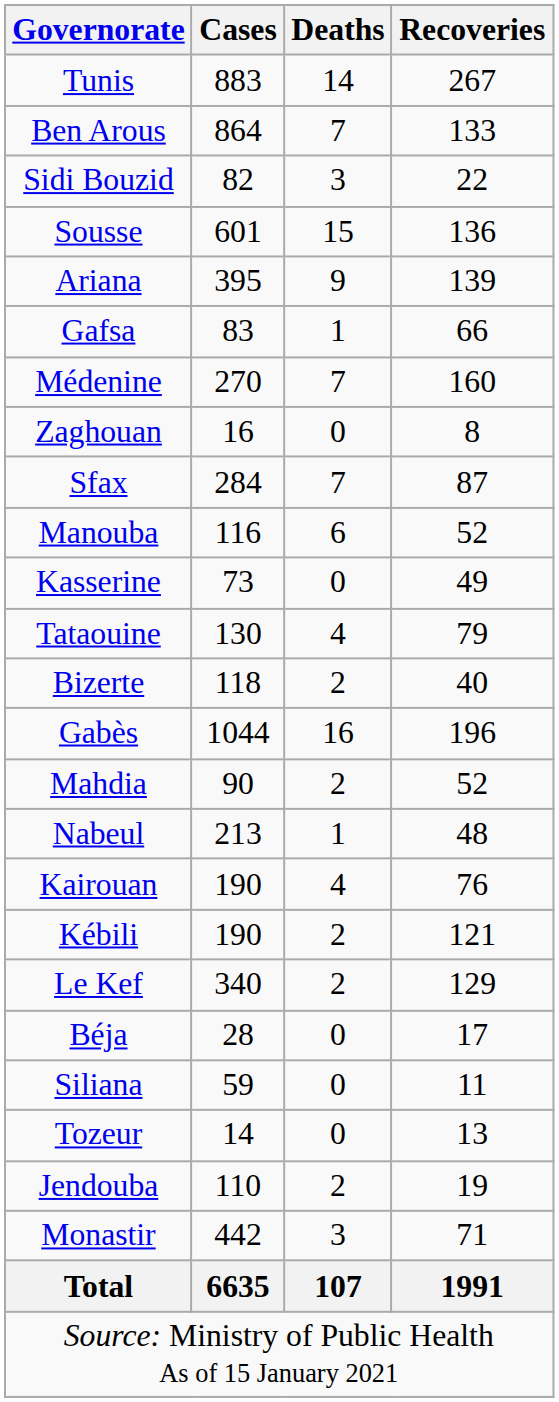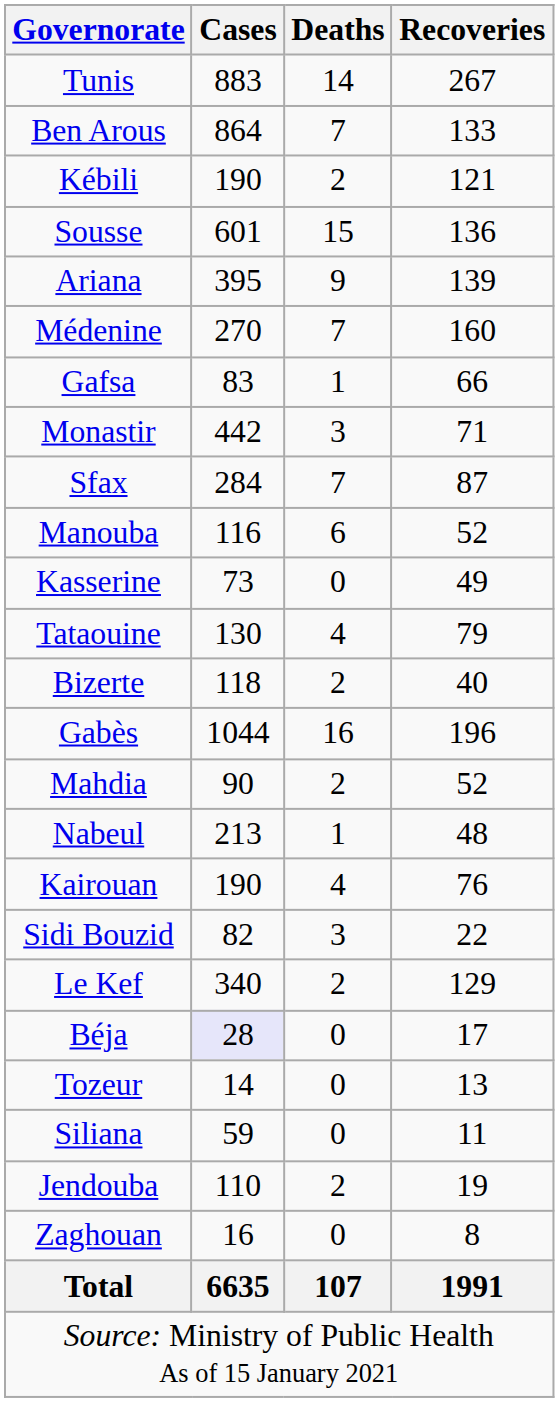rows swapped: (98, 933) <-> (98, 180)
rows swapped: (98, 381) <-> (98, 331)
rows swapped: (98, 1235) <-> (98, 431)
(238, 1034) no background -> (238, 1034) lavender background
rows swapped: (98, 1134) <-> (98, 1084)
